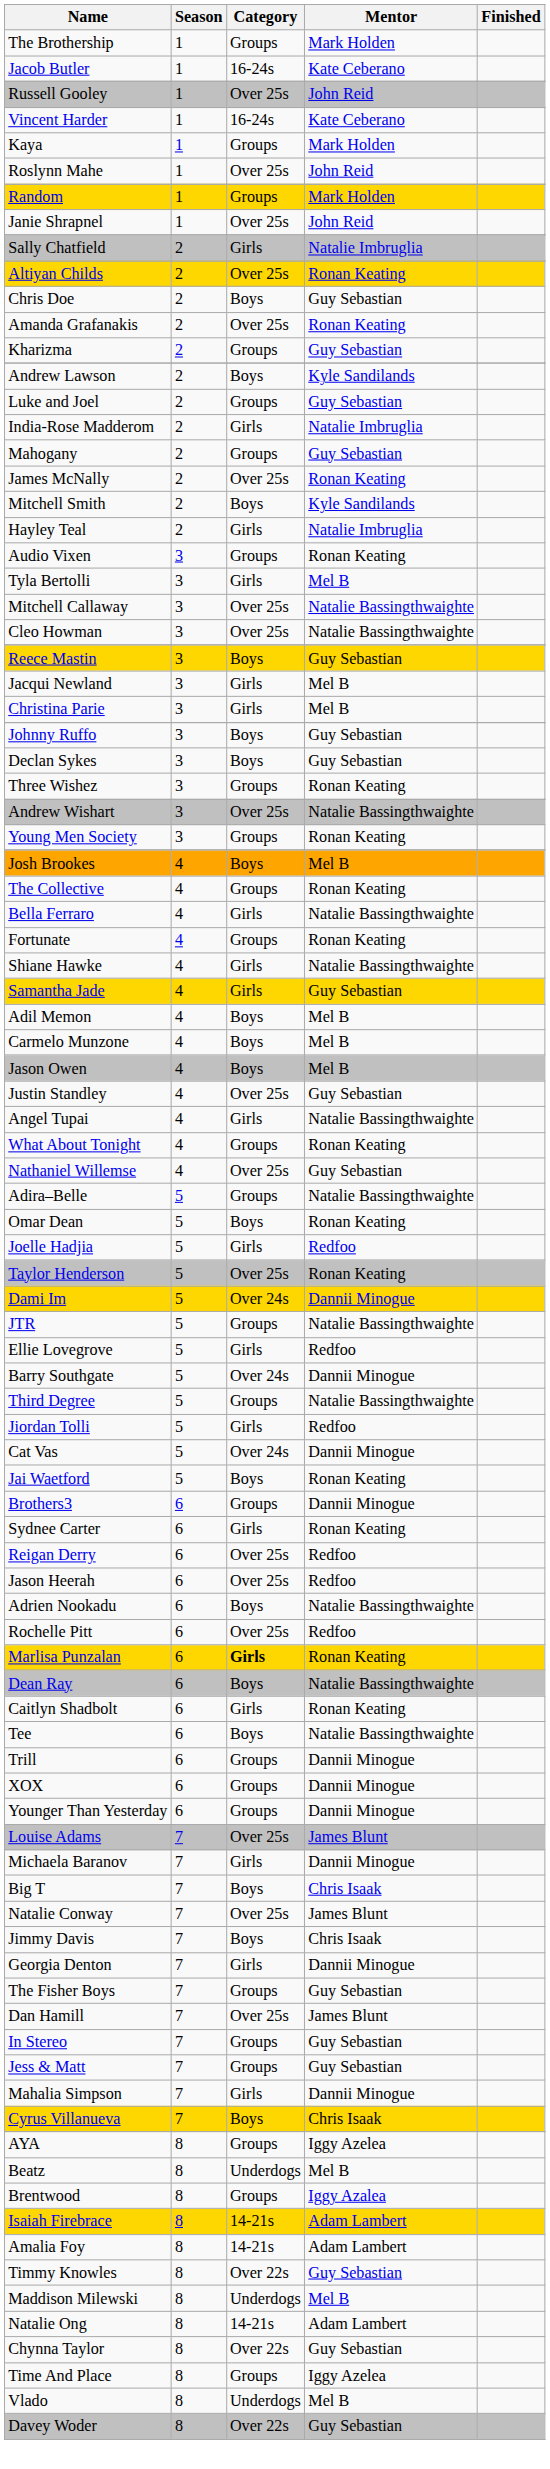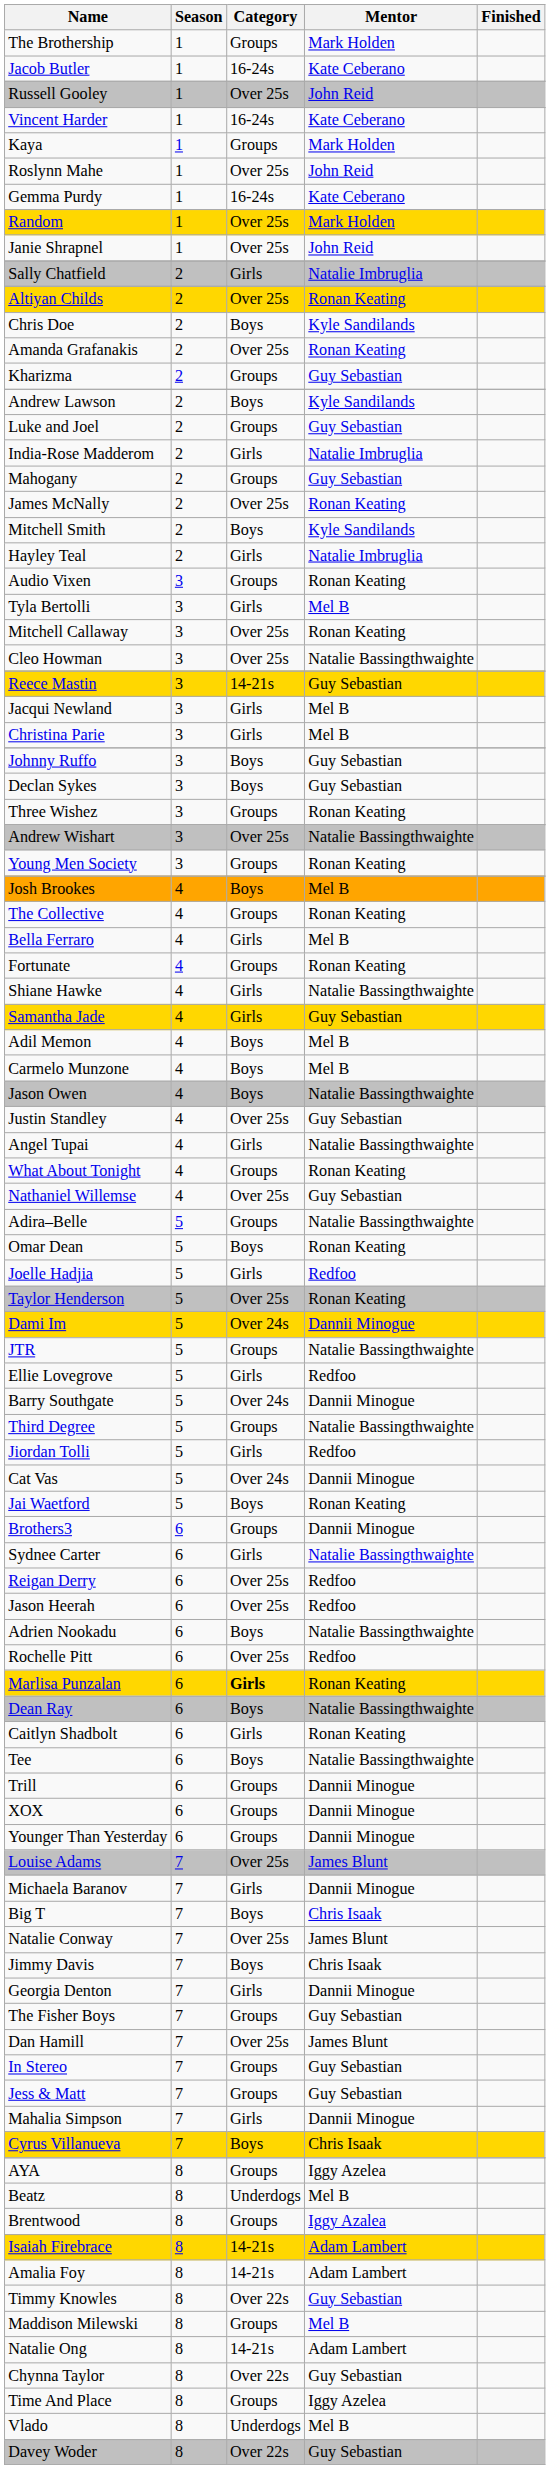+ row: (55, 196)
(254, 196) Groups -> (259, 222) Over 25s
(355, 299) Guy Sebastian -> (362, 324) Kyle Sandilands
(391, 606) Natalie Bassingthwaighte -> (357, 632) Ronan Keating
(247, 658) Boys -> (252, 683) 14-21s
(391, 914) Natalie Bassingthwaighte -> (329, 939) Mel B
(329, 1068) Mel B -> (391, 1093) Natalie Bassingthwaighte
(357, 1529) Ronan Keating -> (391, 1555) Natalie Bassingthwaighte
(265, 2298) Underdogs -> (254, 2323) Groups
